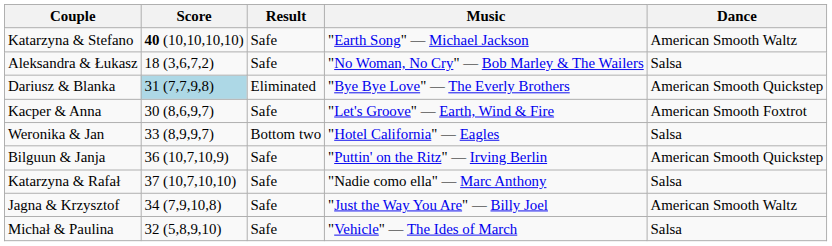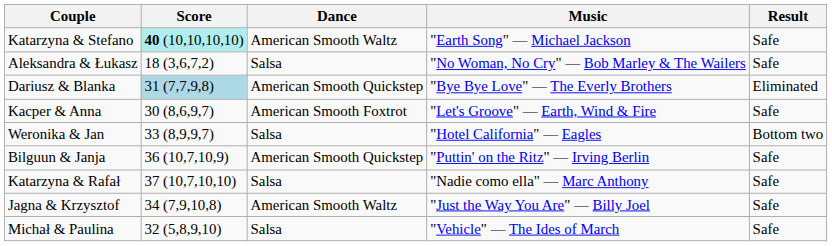columns swapped: (737, 16) <-> (286, 16)
(194, 39) no background -> (194, 39) paleturquoise background
